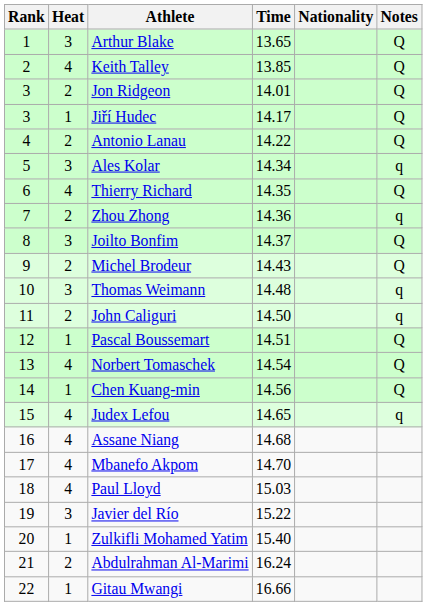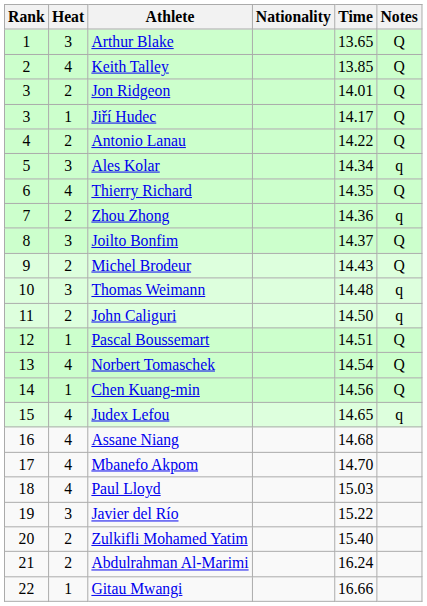columns swapped: (336, 16) <-> (273, 16)
(68, 539) 1 -> (68, 539) 2
